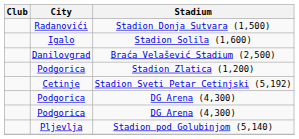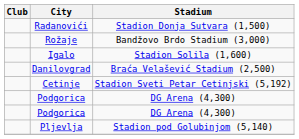+ row: (61, 40)
- row: (61, 69)
